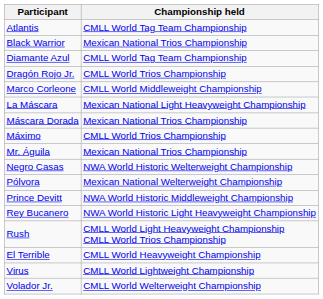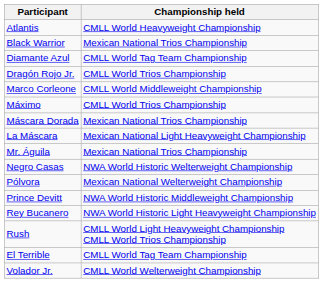(165, 27) CMLL World Tag Team Championship -> (172, 27) CMLL World Heavyweight Championship
rows swapped: (32, 105) <-> (24, 136)
(172, 255) CMLL World Heavyweight Championship -> (165, 255) CMLL World Tag Team Championship
- row: (18, 270)
